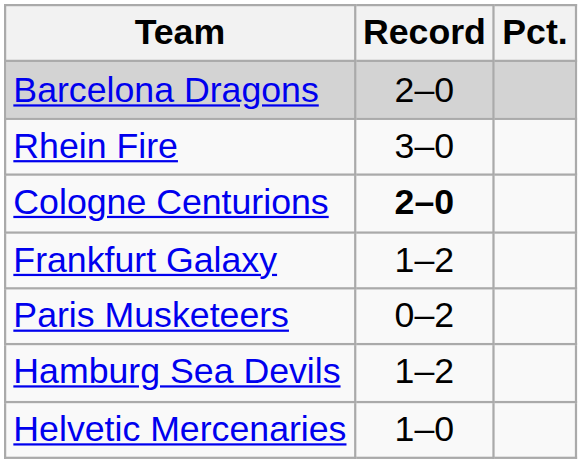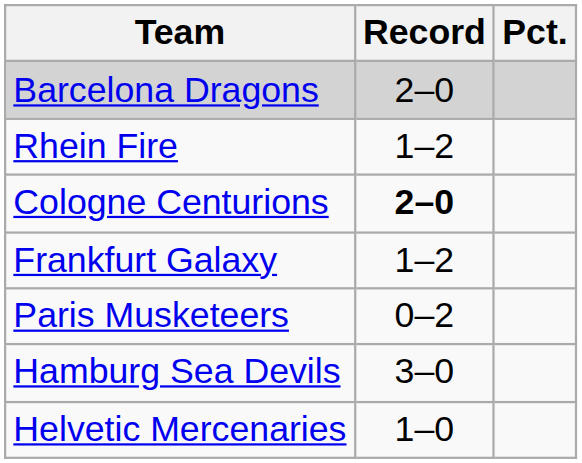(424, 145) 3–0 -> (424, 145) 1–2
(424, 372) 1–2 -> (424, 372) 3–0
